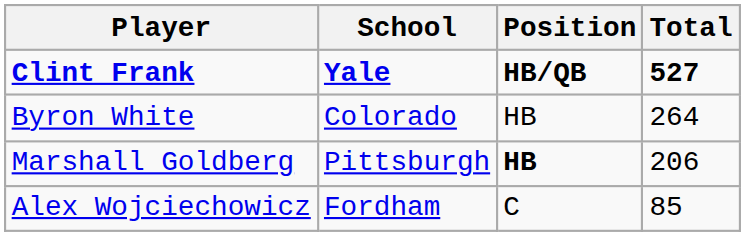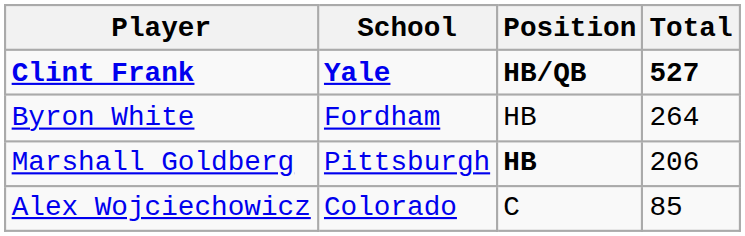(390, 118) Colorado -> (382, 118) Fordham
(382, 208) Fordham -> (390, 208) Colorado
